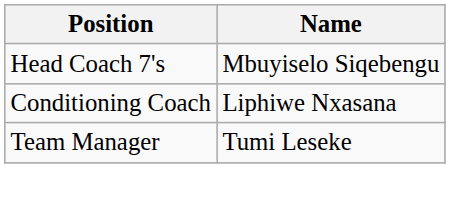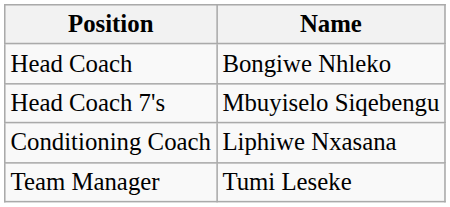+ row: (71, 63)
